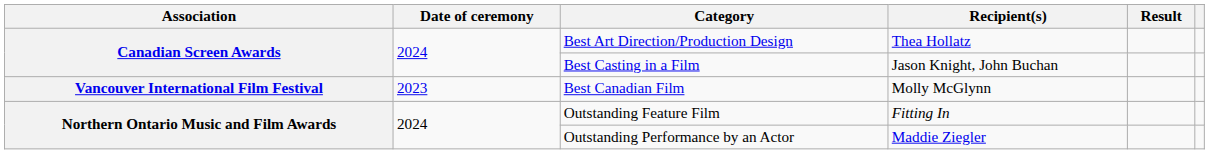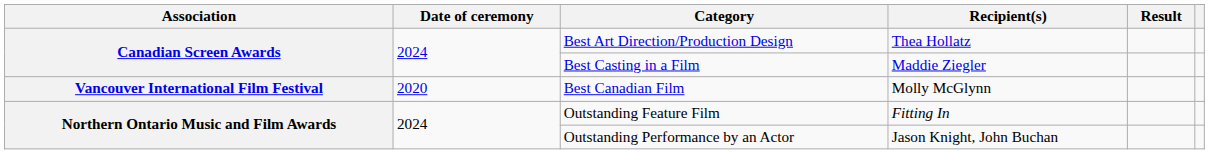(975, 64) Jason Knight, John Buchan -> (939, 64) Maddie Ziegler
(412, 88) 2023 -> (412, 88) 2020
(939, 137) Maddie Ziegler -> (975, 137) Jason Knight, John Buchan
